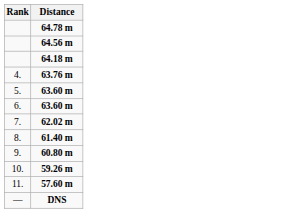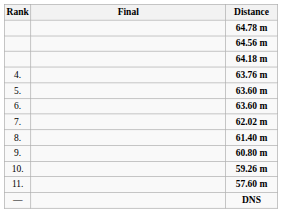+ column: (128, 12)
